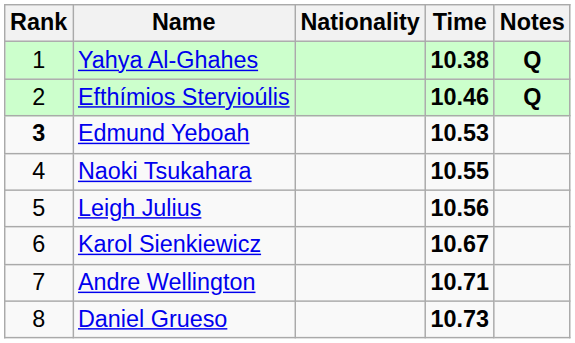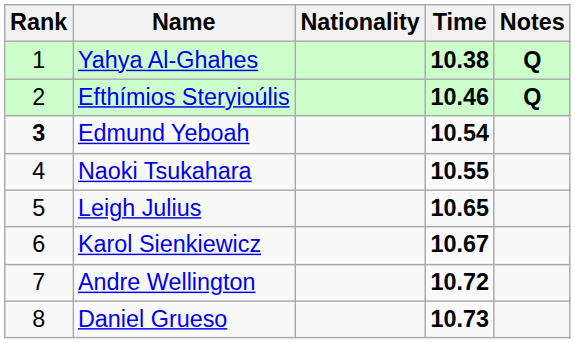(460, 134) 10.53 -> (460, 134) 10.54
(460, 208) 10.56 -> (460, 208) 10.65
(460, 282) 10.71 -> (460, 282) 10.72
